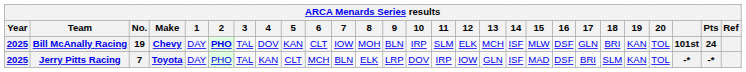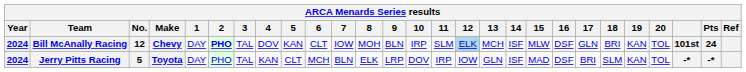(17, 44) 2025 -> (17, 44) 2024
(139, 44) 19 -> (139, 44) 12
(468, 44) no background -> (468, 44) lightblue background
(17, 60) 2025 -> (17, 60) 2024
(139, 60) 7 -> (139, 60) 5
